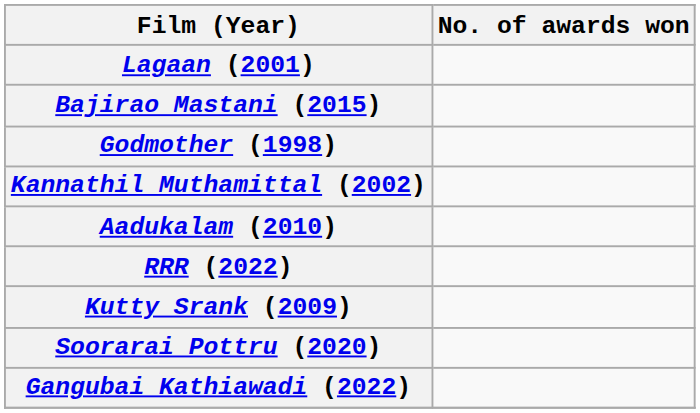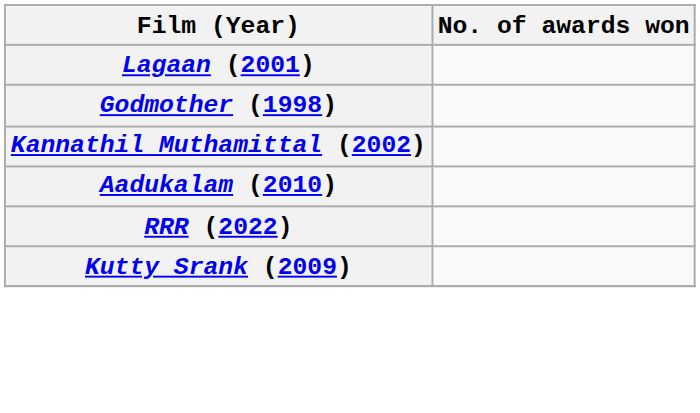- row: (218, 106)
- row: (218, 347)
- row: (218, 387)
